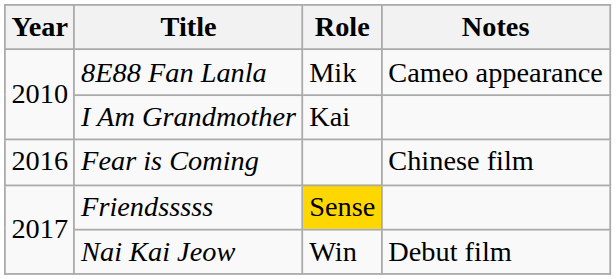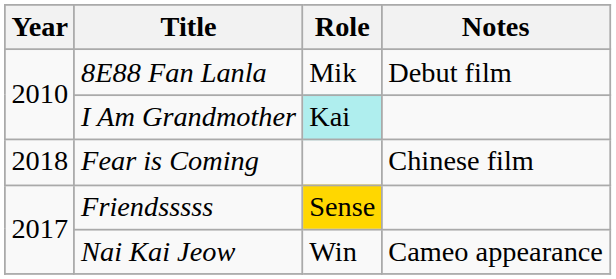(496, 71) Cameo appearance -> (450, 71) Debut film
(330, 116) no background -> (330, 116) paleturquoise background
(40, 161) 2016 -> (40, 161) 2018
(450, 251) Debut film -> (496, 251) Cameo appearance
